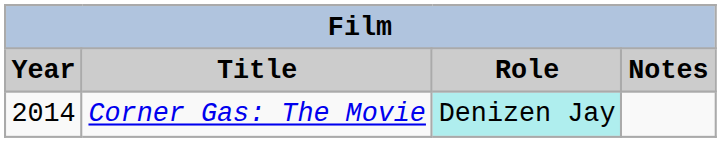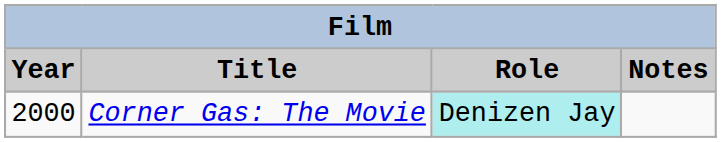(44, 114) 2014 -> (44, 114) 2000
